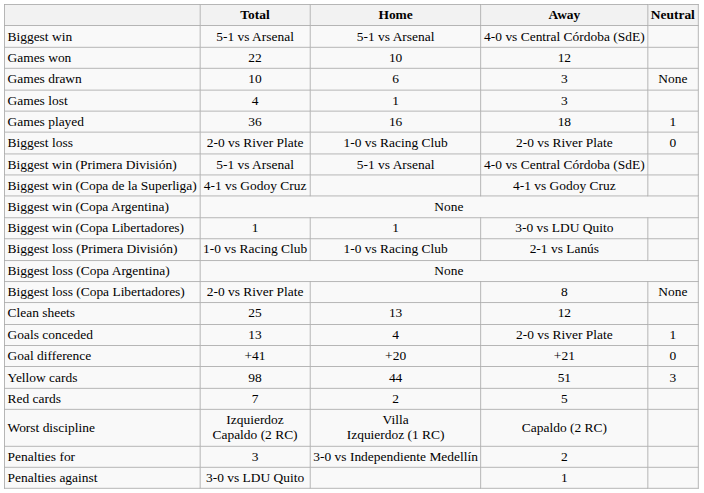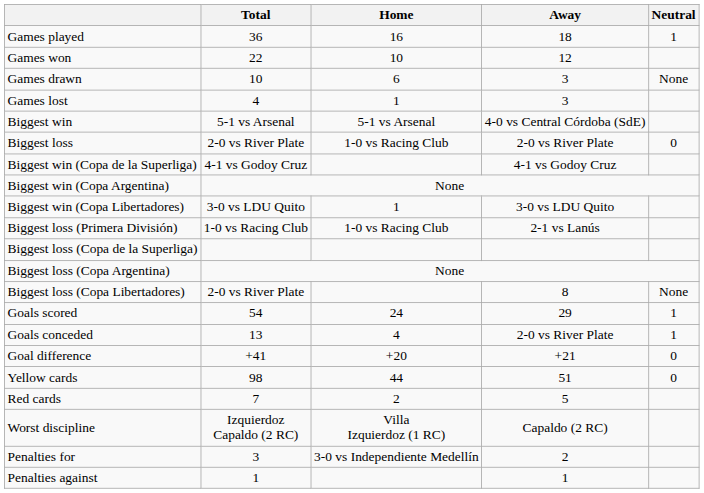rows swapped: (46, 121) <-> (40, 36)
- row: (92, 164)
(255, 228) 1 -> (256, 206) 3-0 vs LDU Quito
+ row: (103, 249)
- row: (41, 313)
+ row: (42, 313)
(673, 377) 3 -> (674, 377) 0
(255, 477) 3-0 vs LDU Quito -> (256, 477) 1
